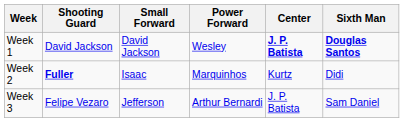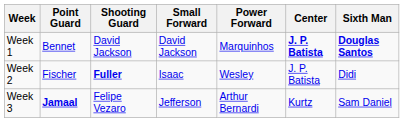+ column: (65, 18)
(209, 46) Wesley -> (247, 46) Marquinhos
(219, 74) Marquinhos -> (236, 74) Wesley
(280, 74) Kurtz -> (304, 74) J. P. Batista
(284, 103) J. P. Batista -> (300, 103) Kurtz
